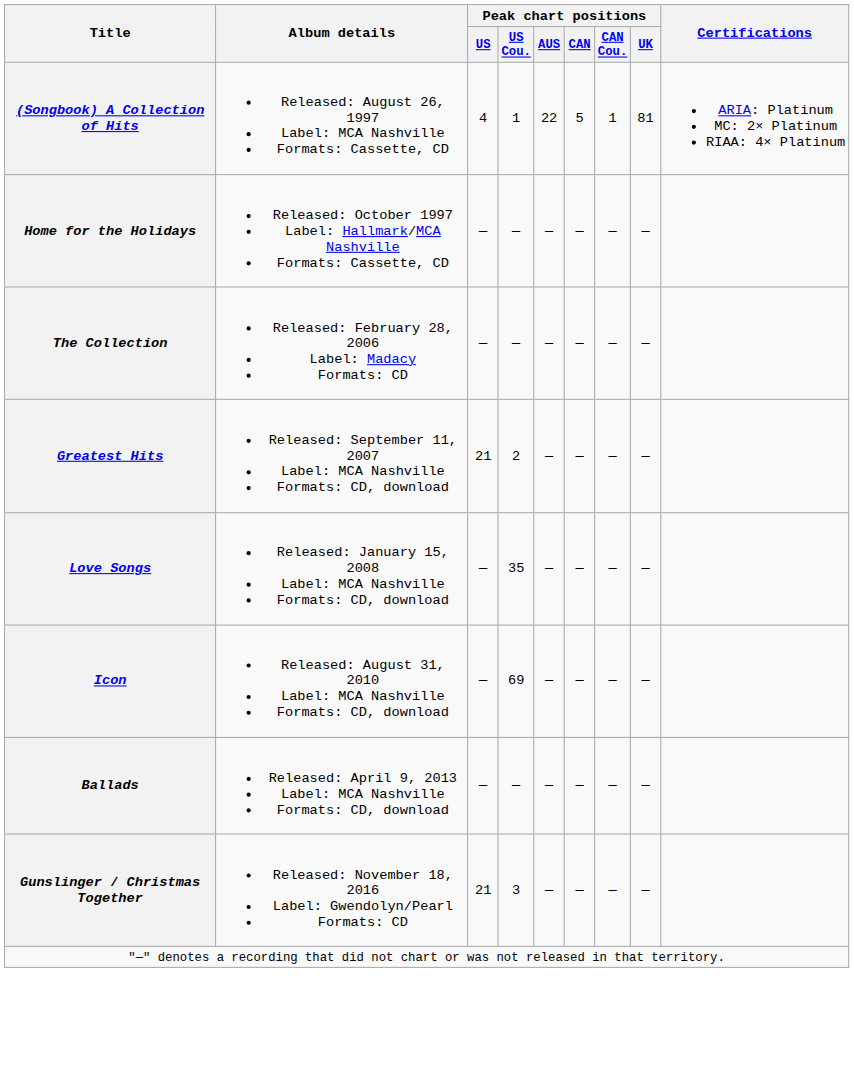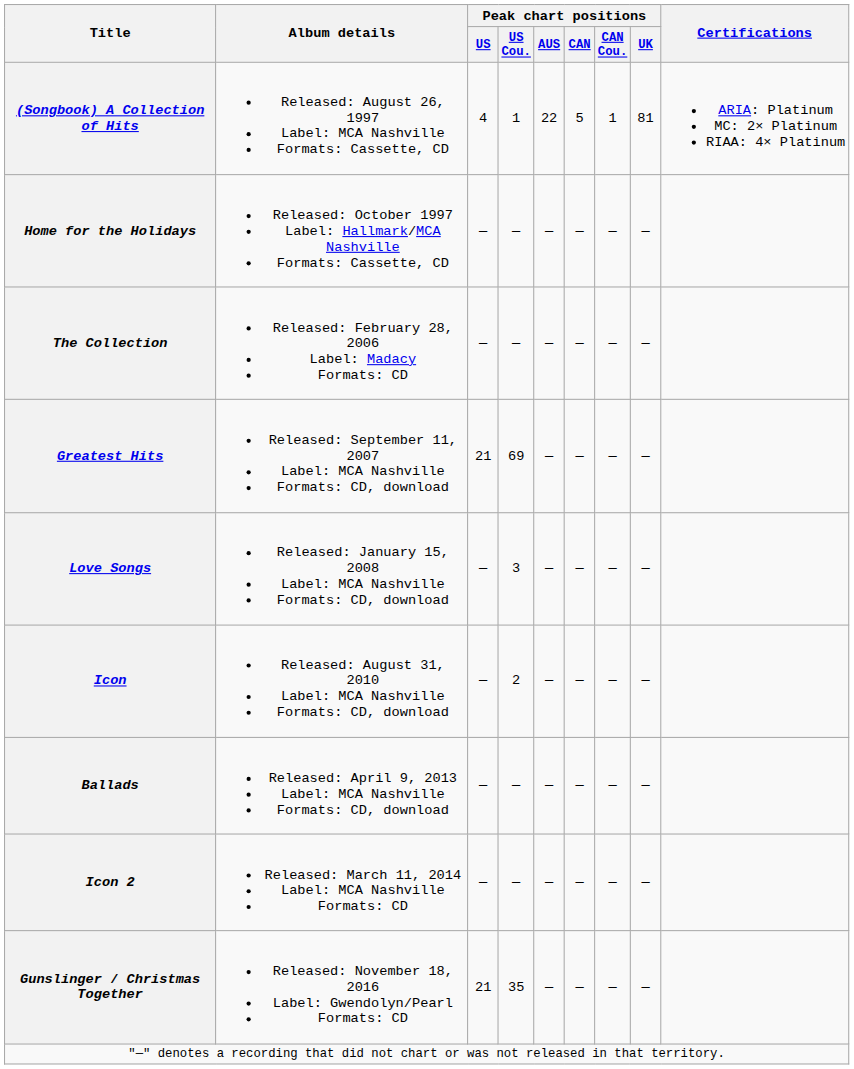(516, 456) 2 -> (516, 456) 69
(516, 569) 35 -> (516, 569) 3
(516, 681) 69 -> (516, 681) 2
+ row: (110, 883)
(516, 890) 3 -> (516, 987) 35
